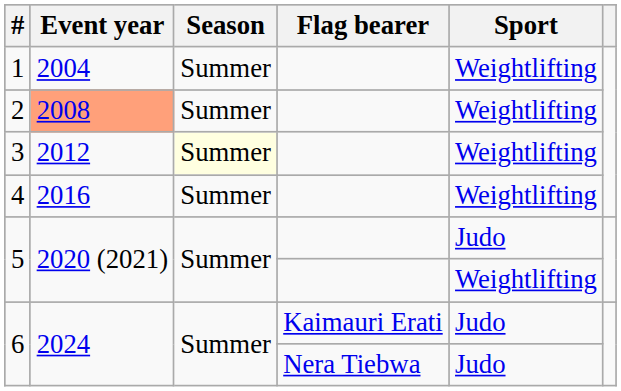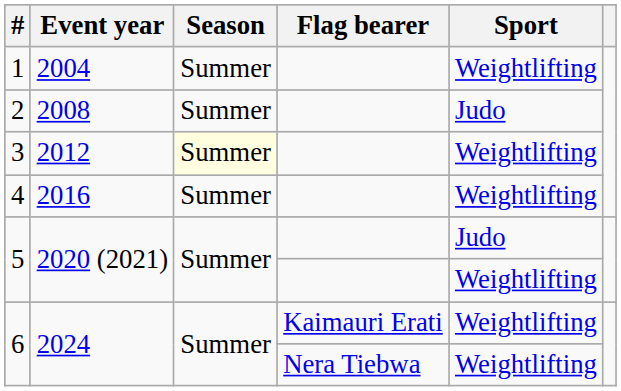(63, 110) lightsalmon background -> (63, 110) no background
(526, 110) Weightlifting -> (480, 110) Judo
(480, 322) Judo -> (526, 322) Weightlifting
(480, 364) Judo -> (526, 364) Weightlifting
